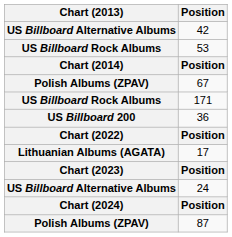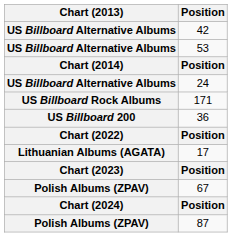(91, 48) US Billboard Rock Albums -> (91, 48) US Billboard Alternative Albums
rows swapped: (203, 188) <-> (203, 83)
